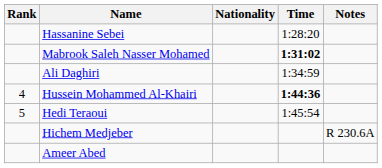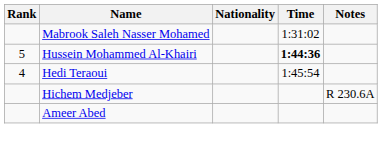- row: (83, 34)
(300, 53) bold -> (300, 34) normal
- row: (71, 73)
(22, 93) 4 -> (22, 53) 5
(22, 113) 5 -> (22, 73) 4
